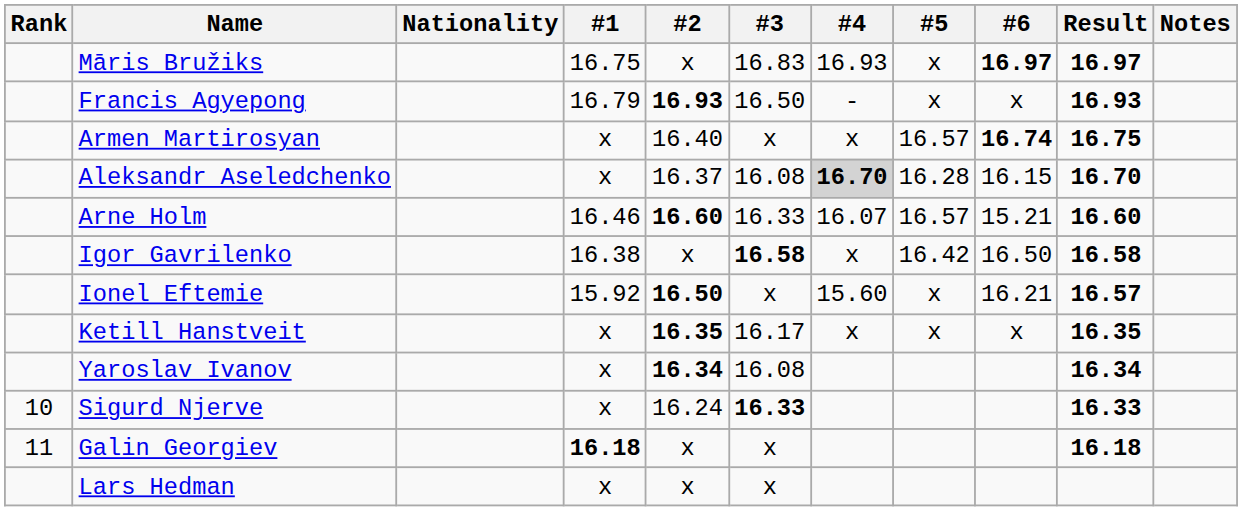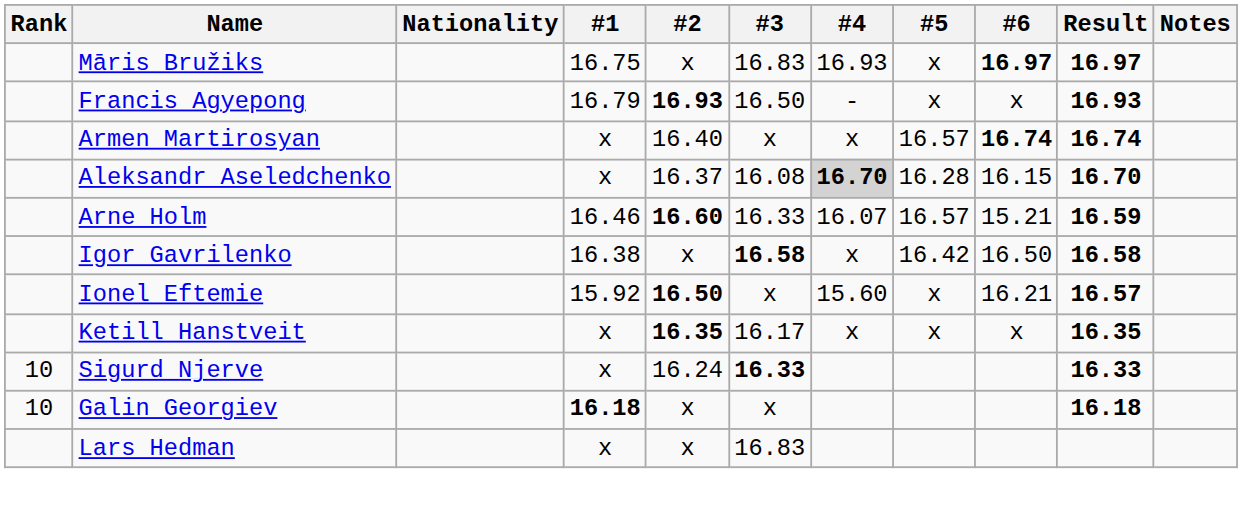(1106, 140) 16.75 -> (1106, 140) 16.74
(1106, 217) 16.60 -> (1106, 217) 16.59
- row: (185, 371)
(39, 448) 11 -> (39, 410) 10
(770, 487) x -> (770, 448) 16.83
